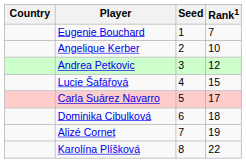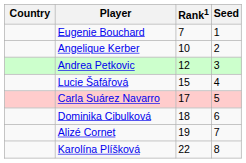columns swapped: (224, 14) <-> (191, 14)
